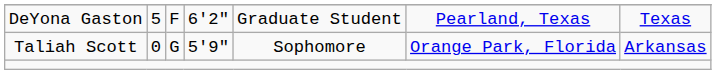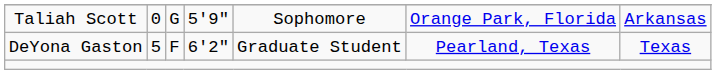rows swapped: (76, 47) <-> (76, 19)
